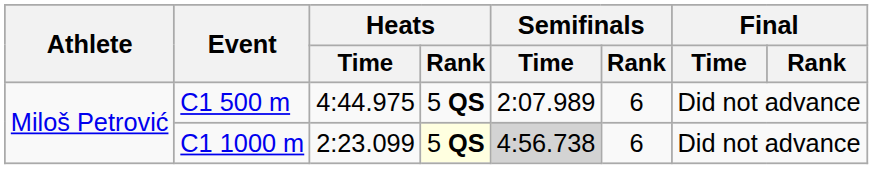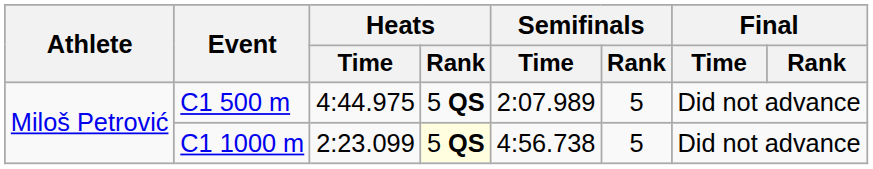(636, 103) 6 -> (636, 103) 5
(546, 143) lightgrey background -> (546, 143) no background
(636, 143) 6 -> (636, 143) 5
